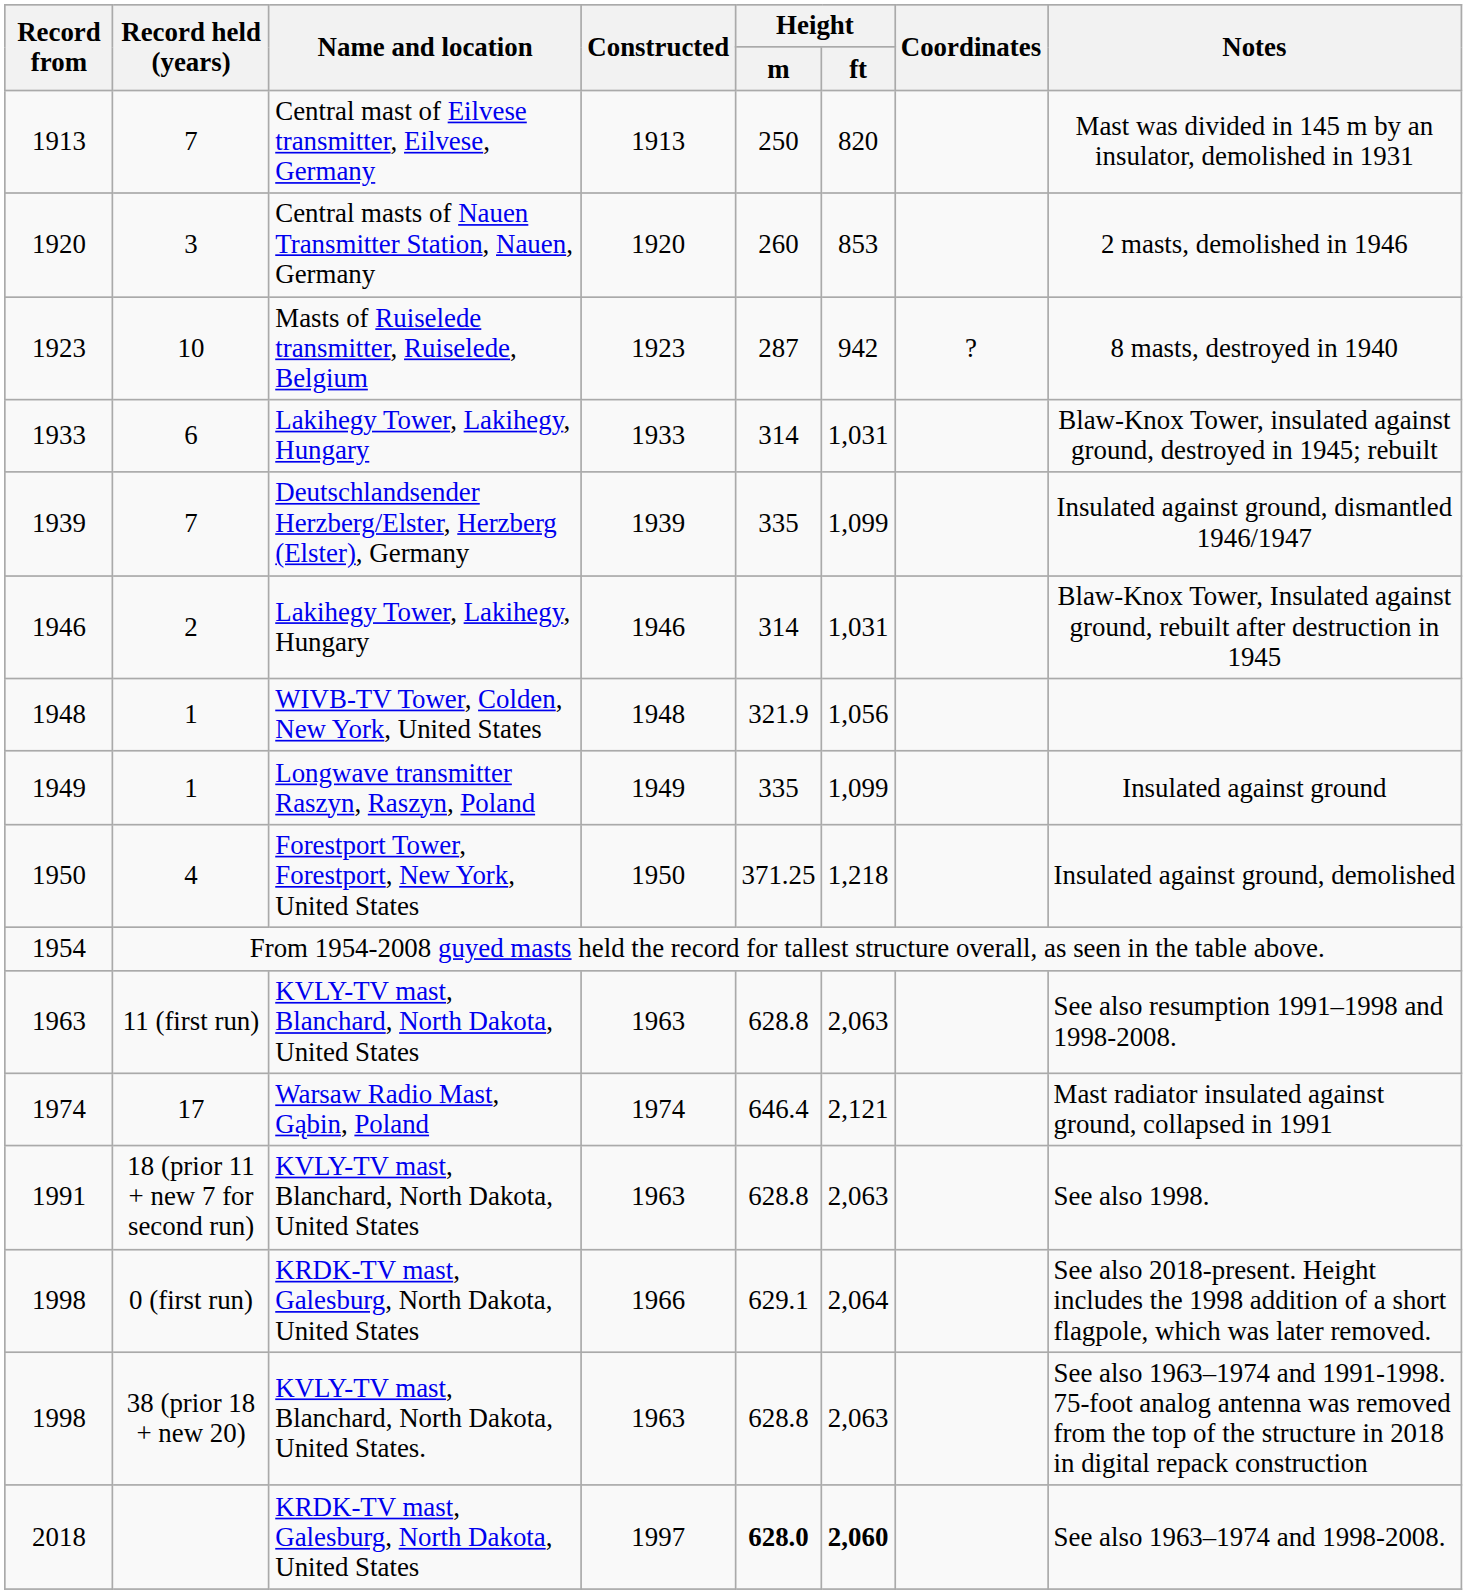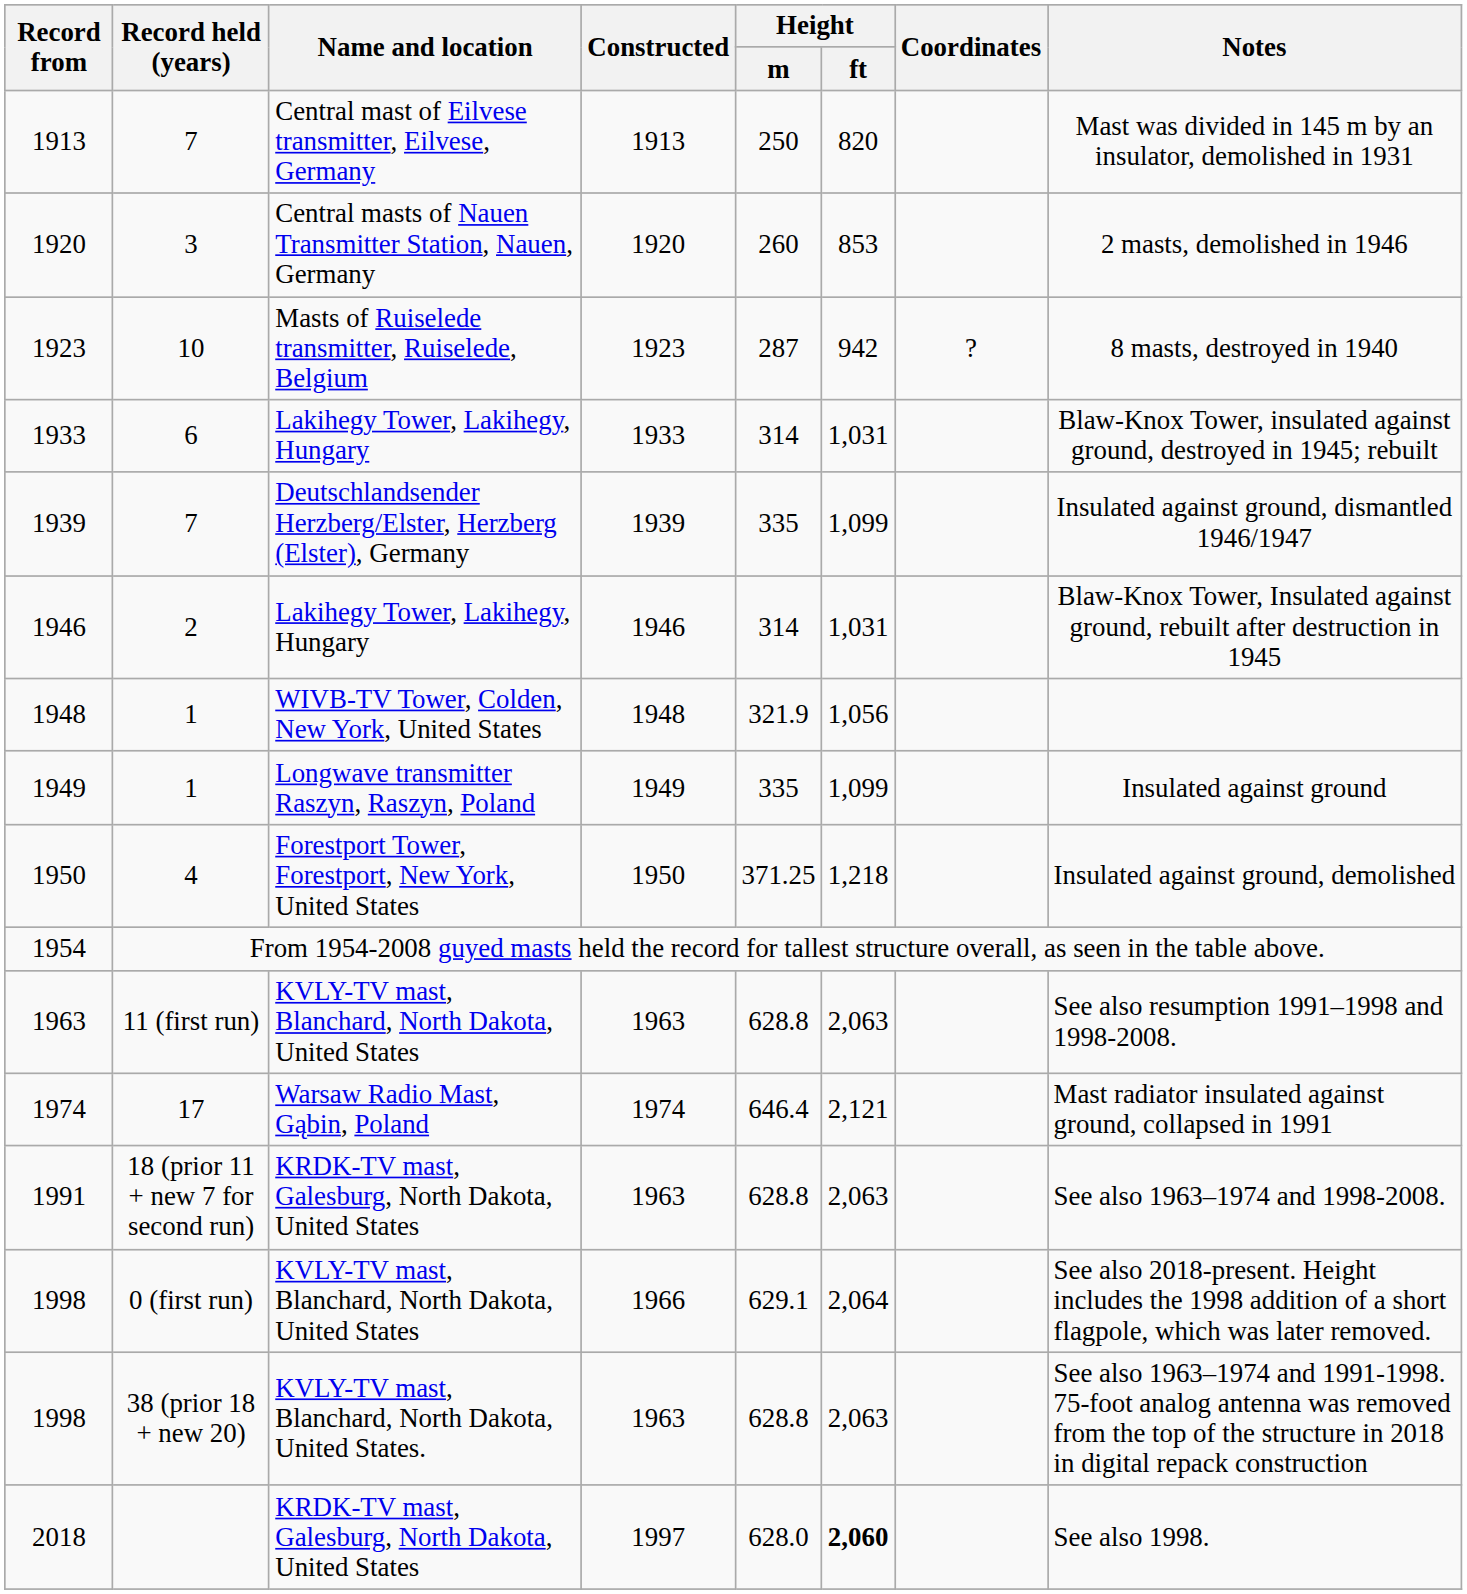(414, 1197) KVLY-TV mast, Blanchard, North Dakota, United States -> (414, 1197) KRDK-TV mast, Galesburg, North Dakota, United States
(1132, 1197) See also 1998. -> (1249, 1197) See also 1963–1974 and 1998-2008.
(414, 1300) KRDK-TV mast, Galesburg, North Dakota, United States -> (414, 1300) KVLY-TV mast, Blanchard, North Dakota, United States
(779, 1536) bold -> (779, 1536) normal
(1249, 1536) See also 1963–1974 and 1998-2008. -> (1132, 1536) See also 1998.
